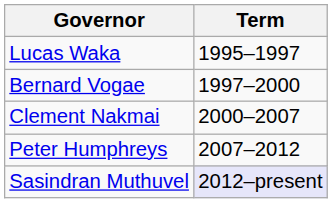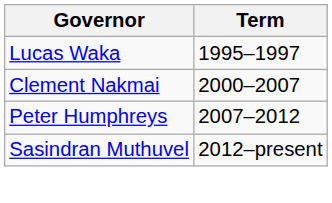- row: (77, 85)
(260, 181) lavender background -> (260, 149) no background
